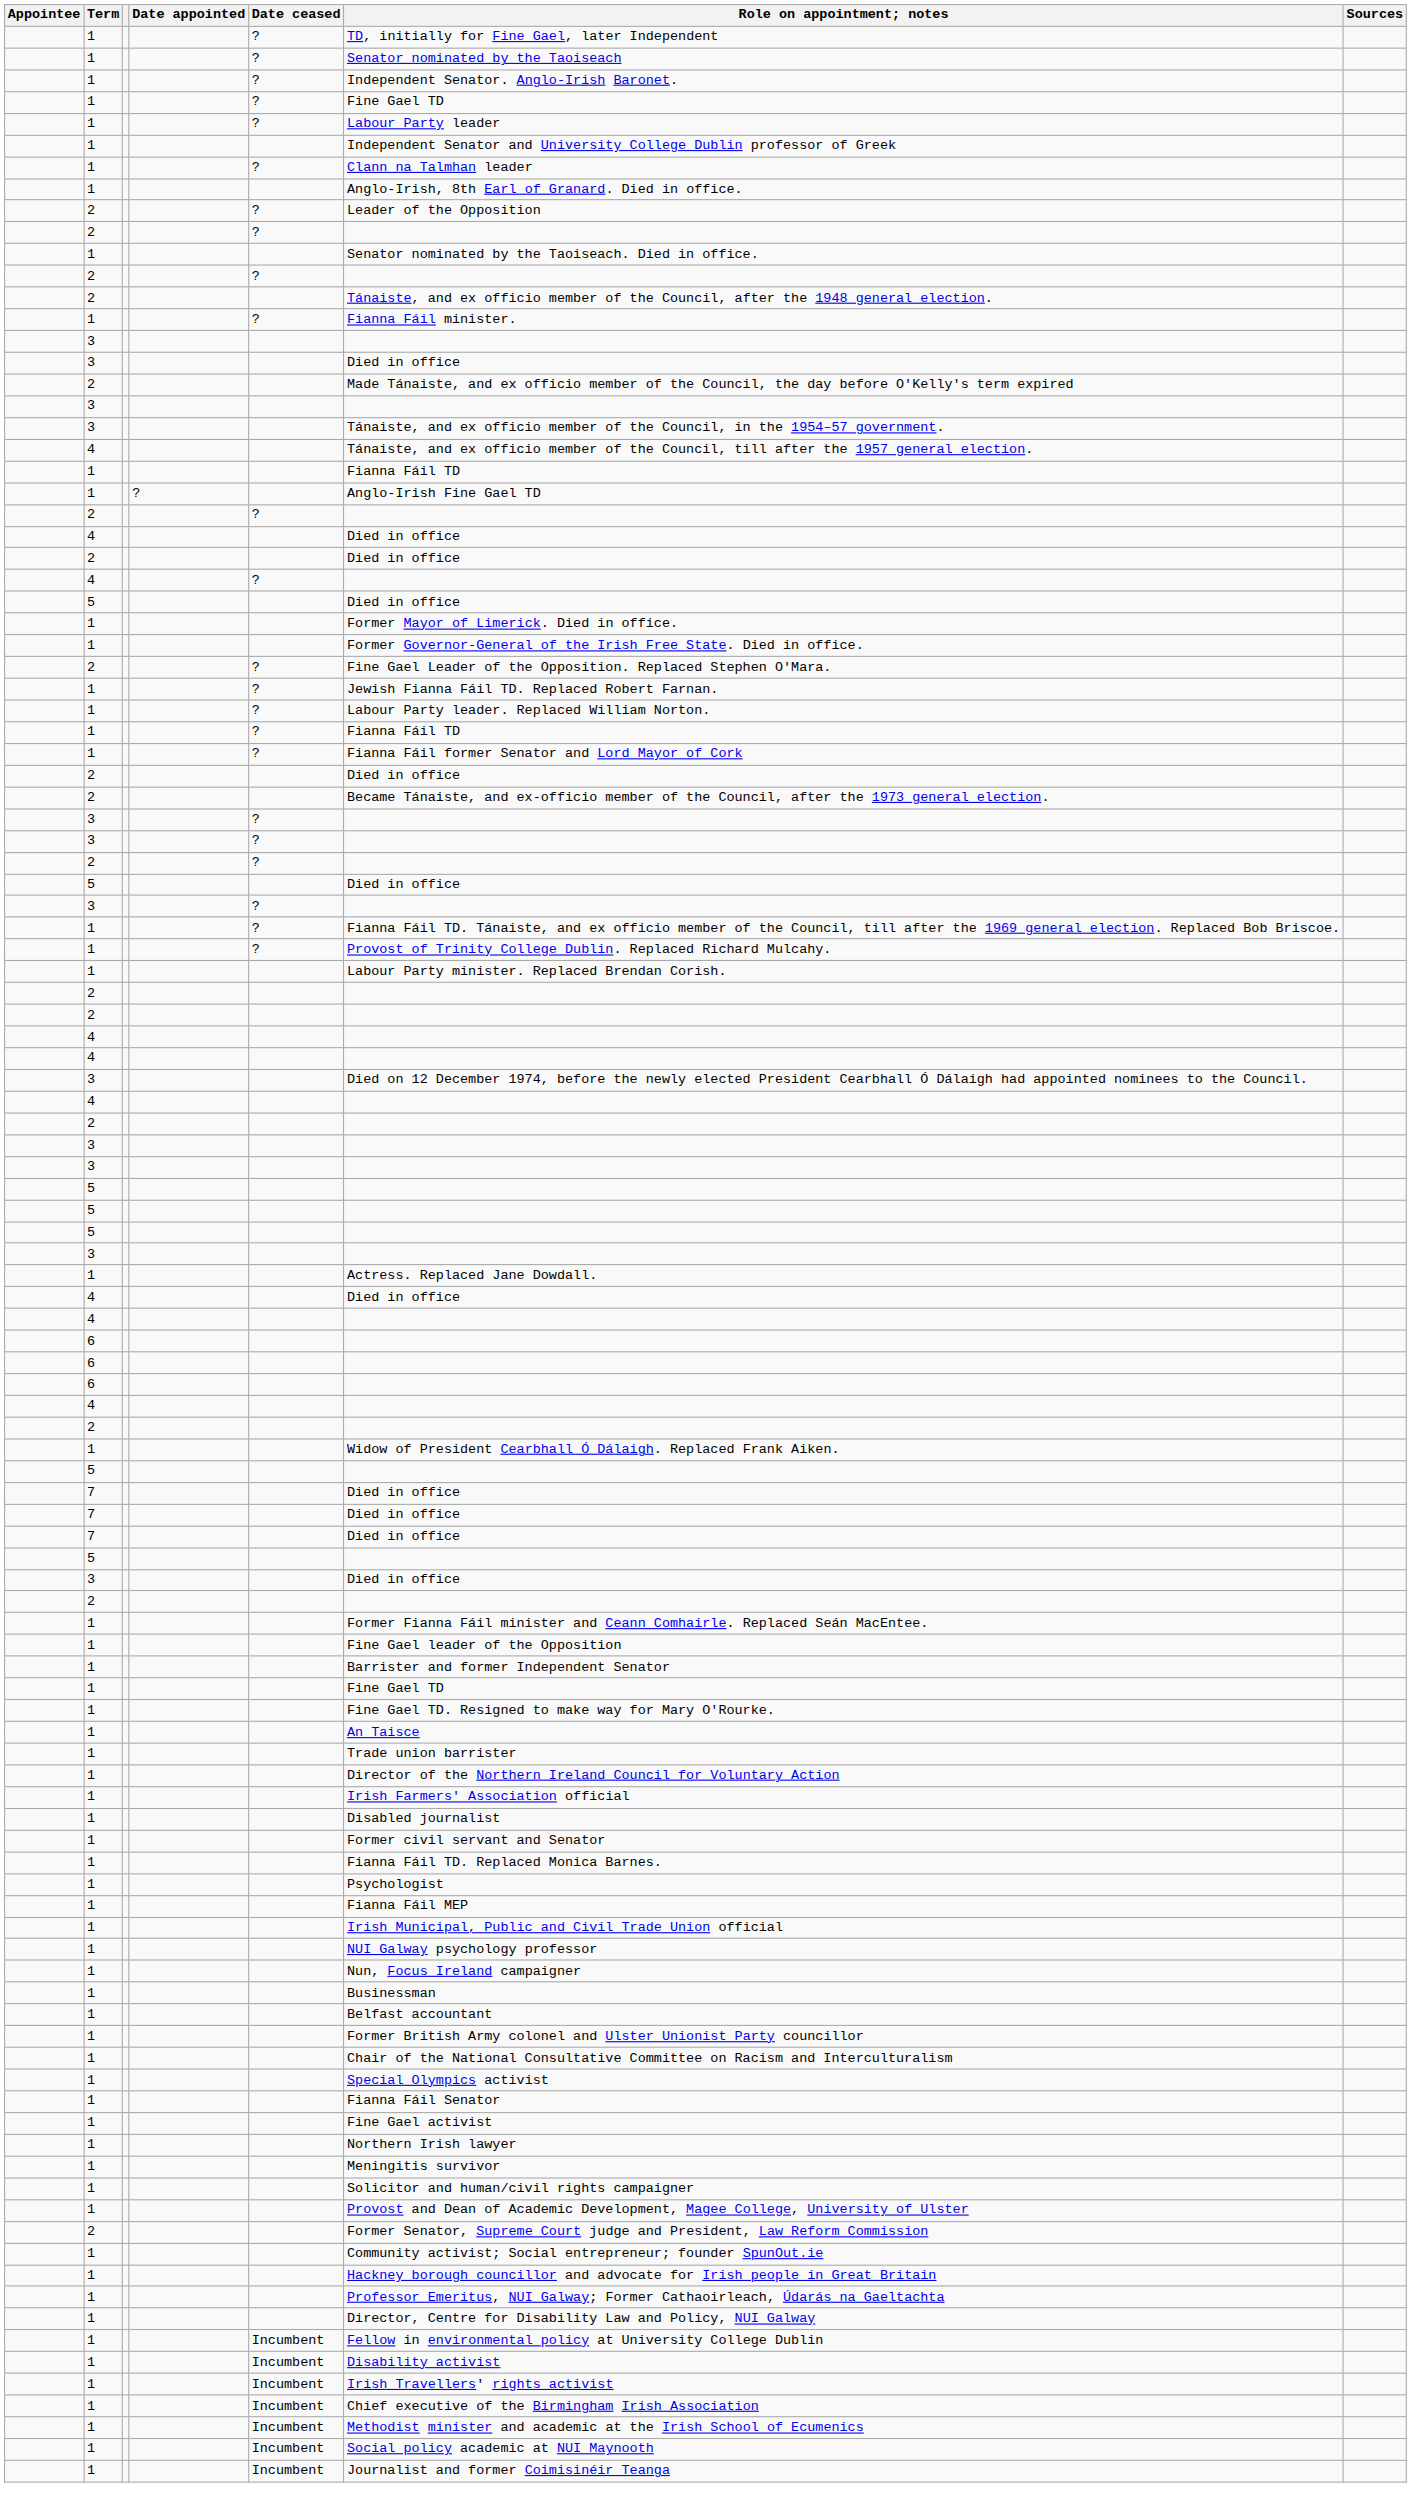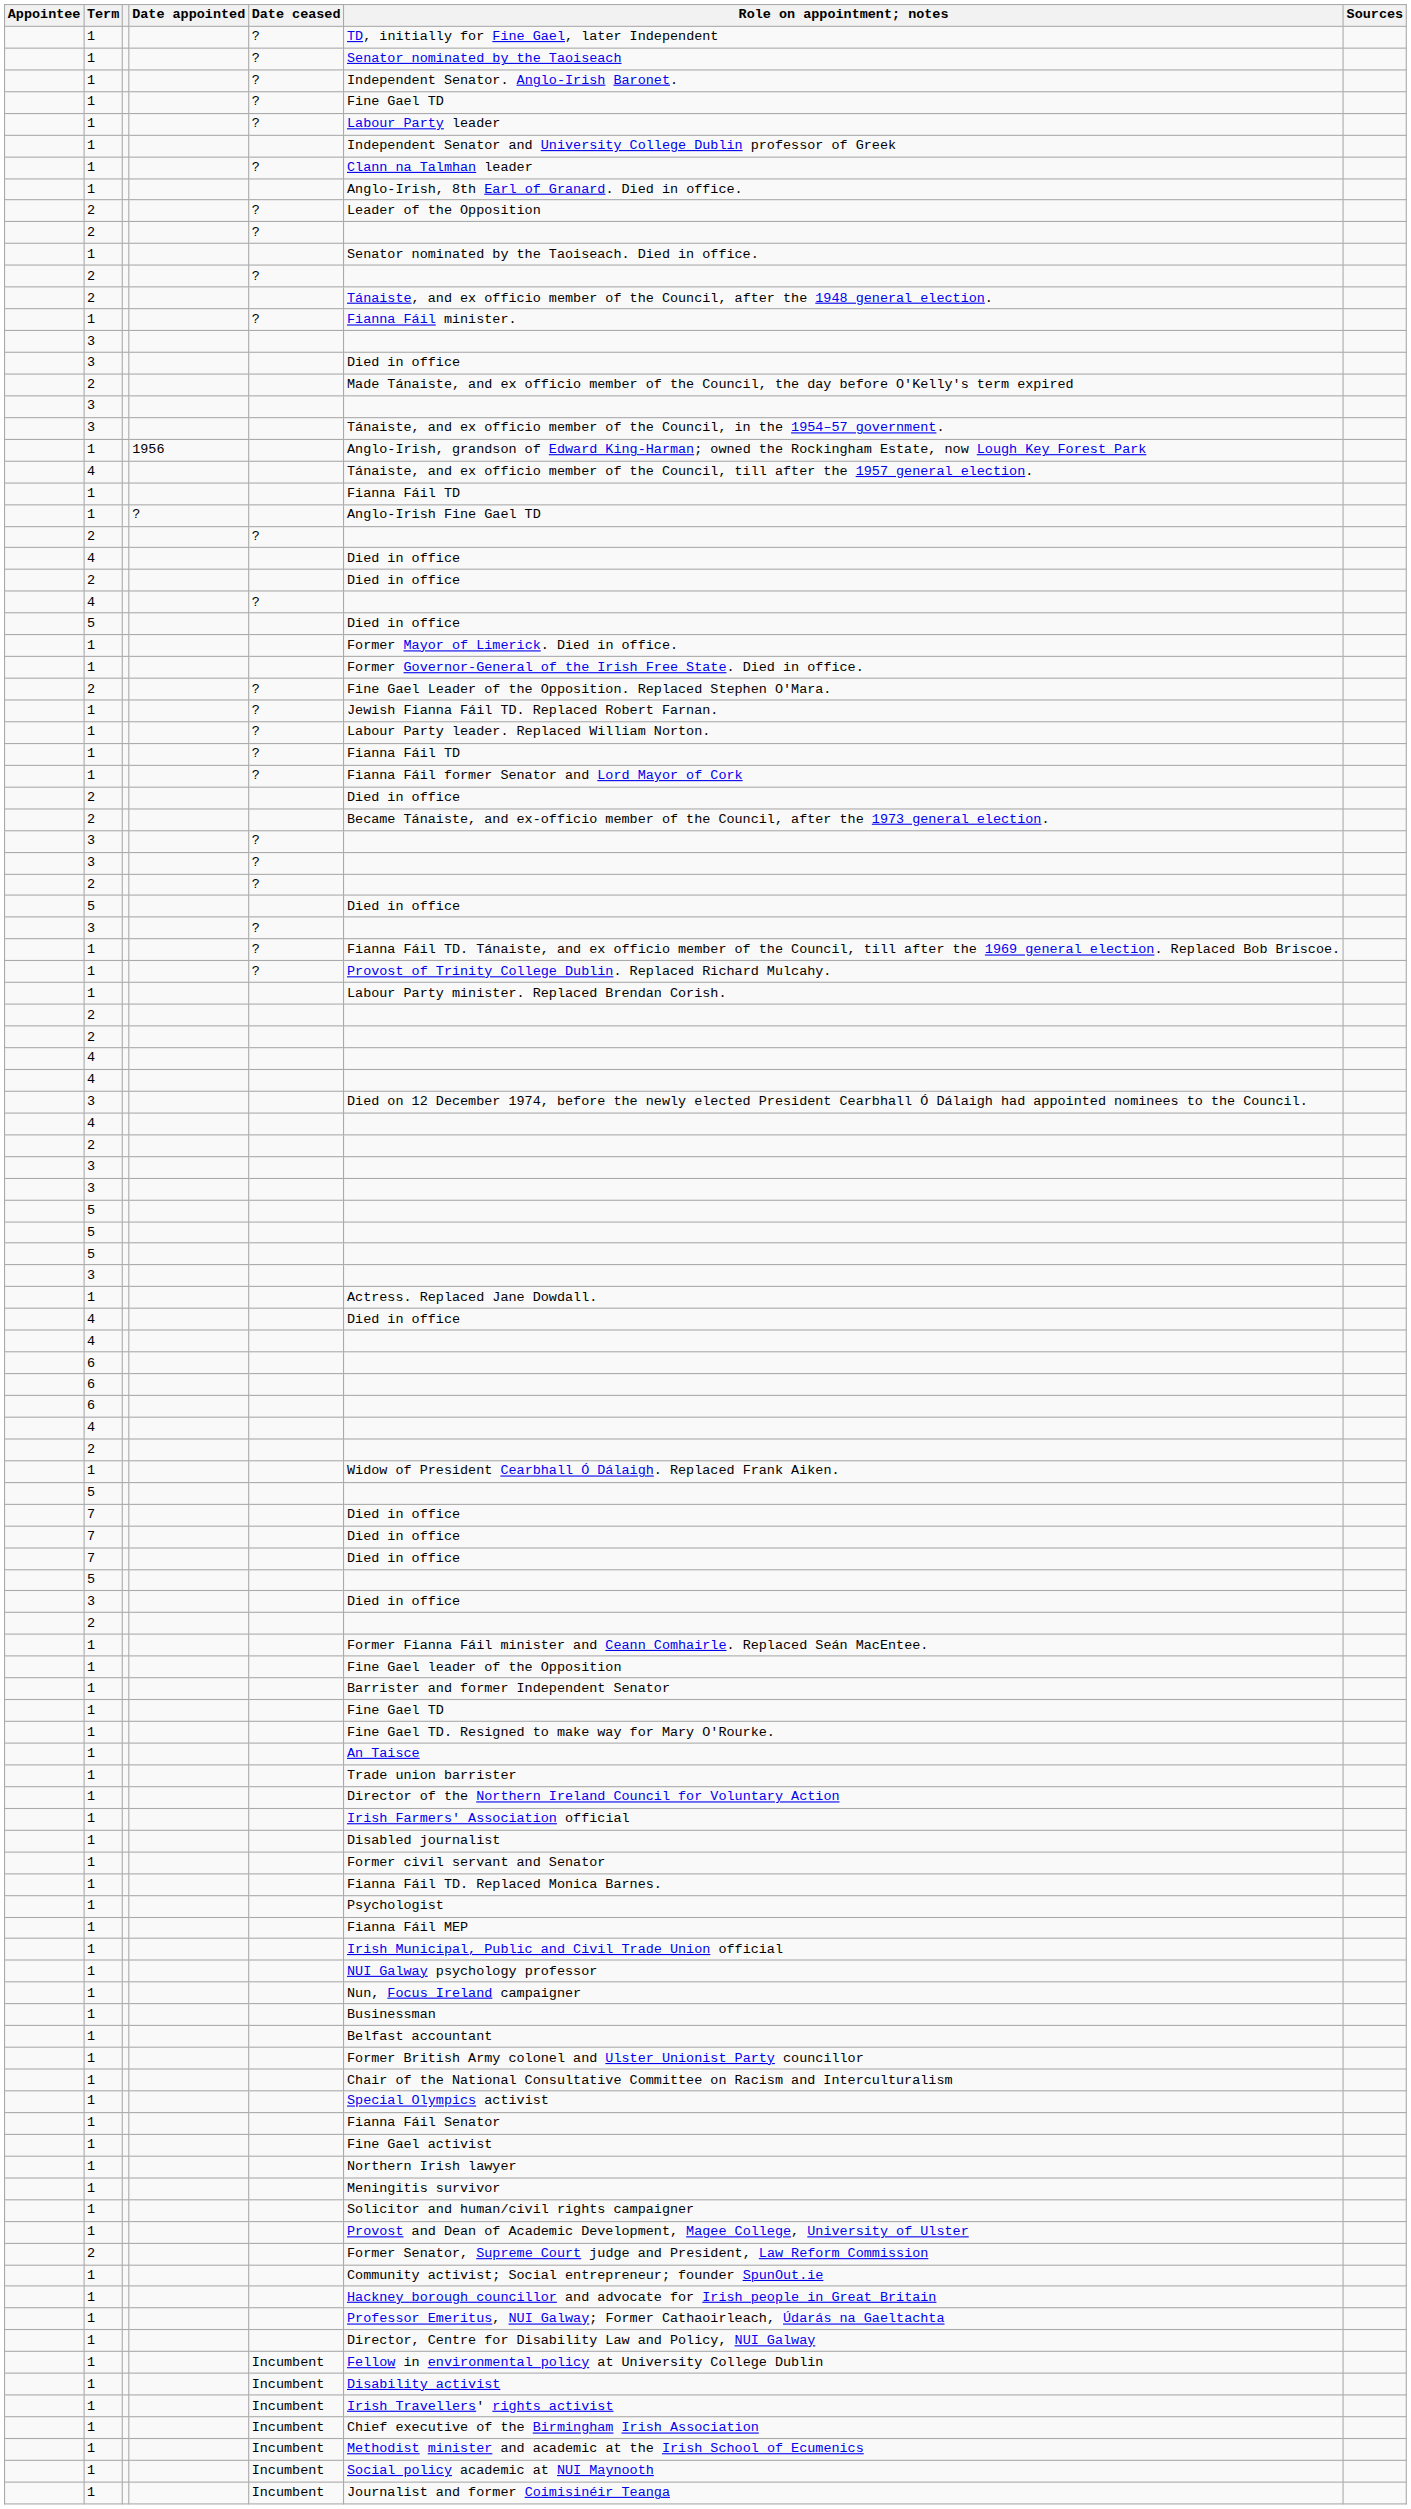+ row: (91, 450)
